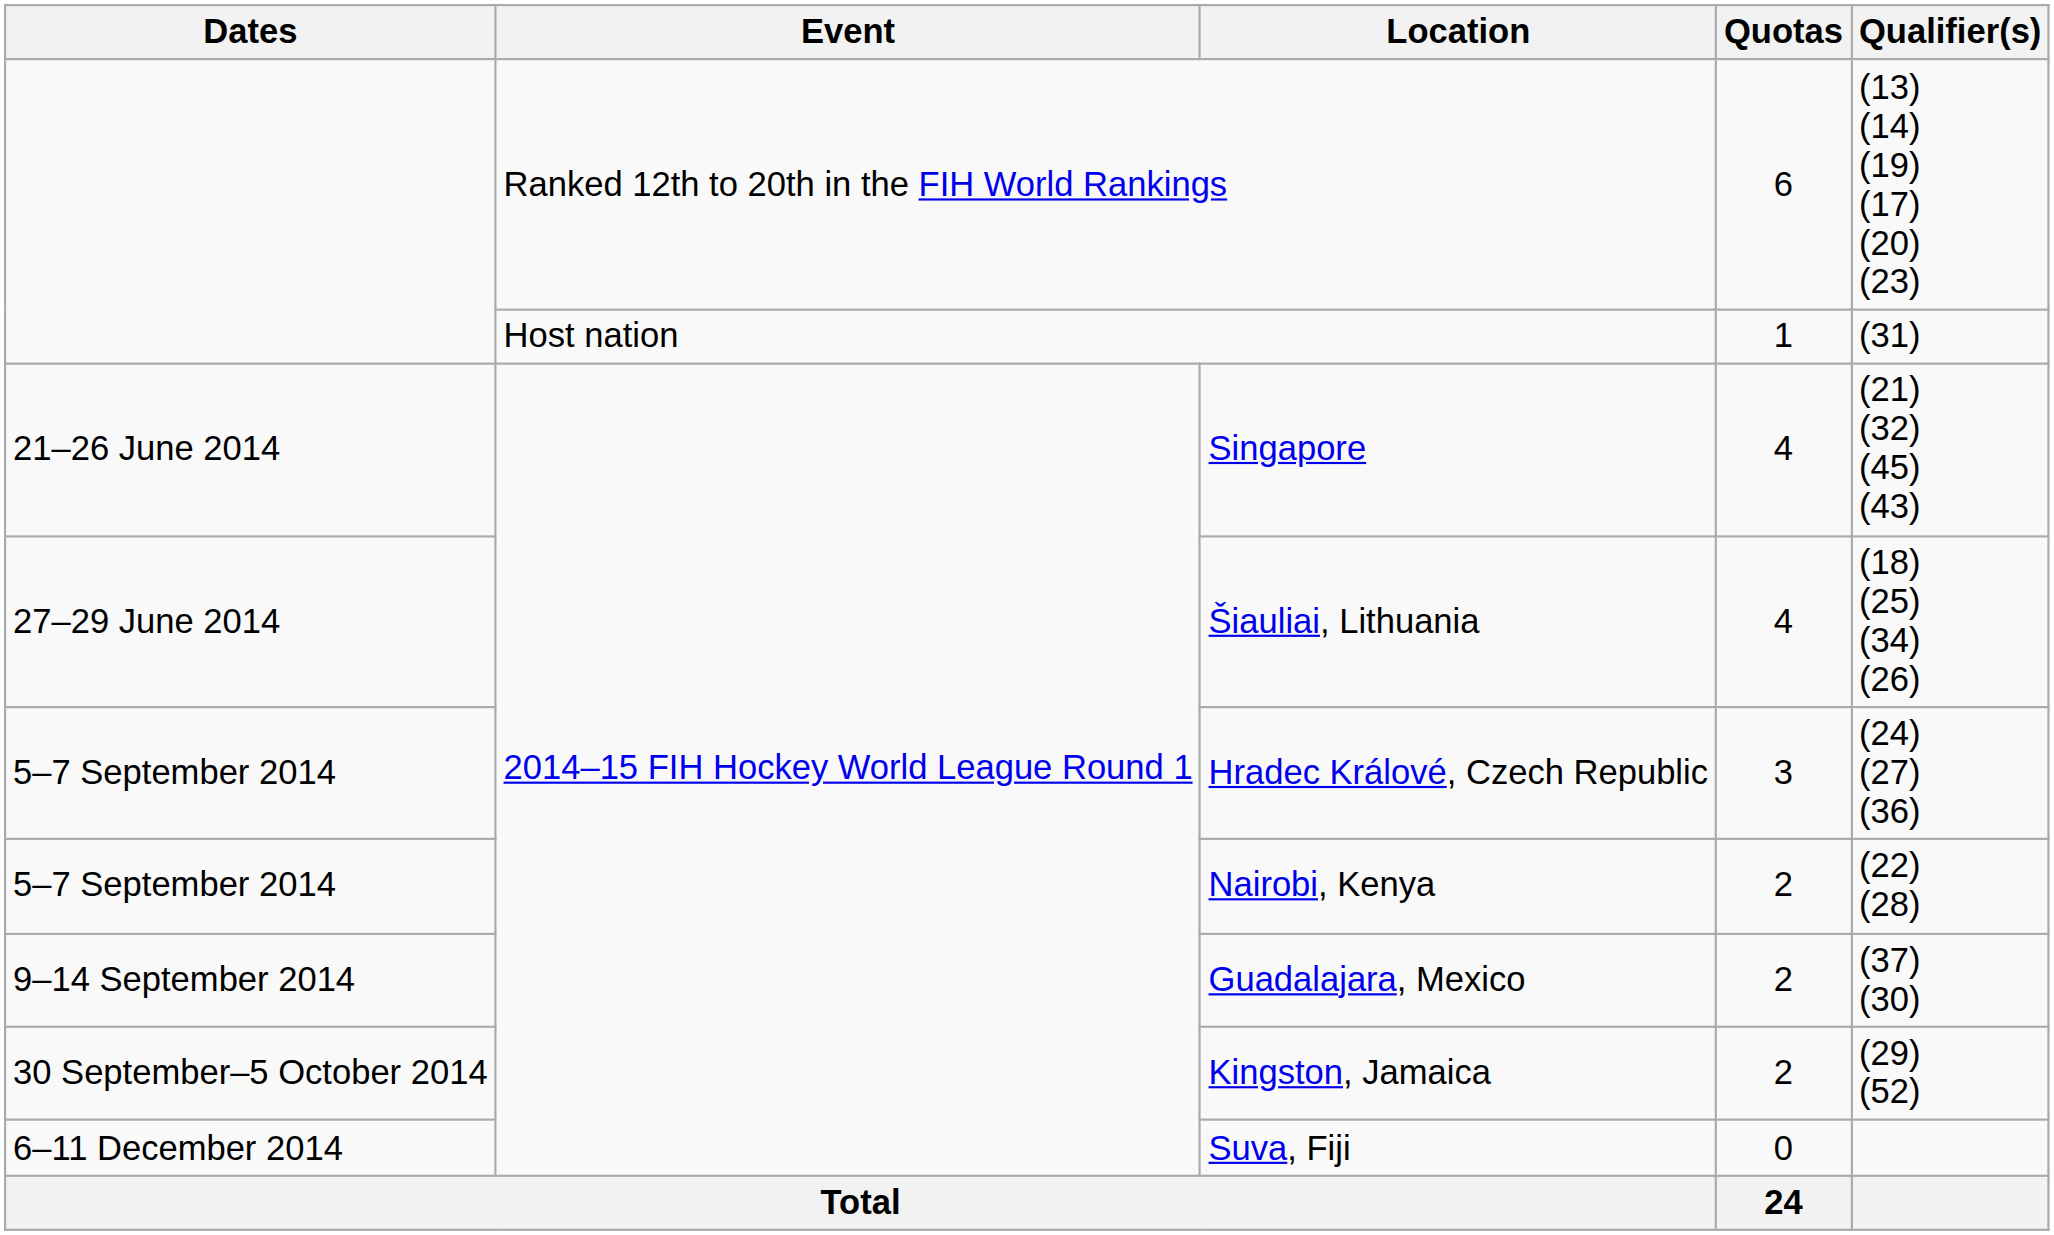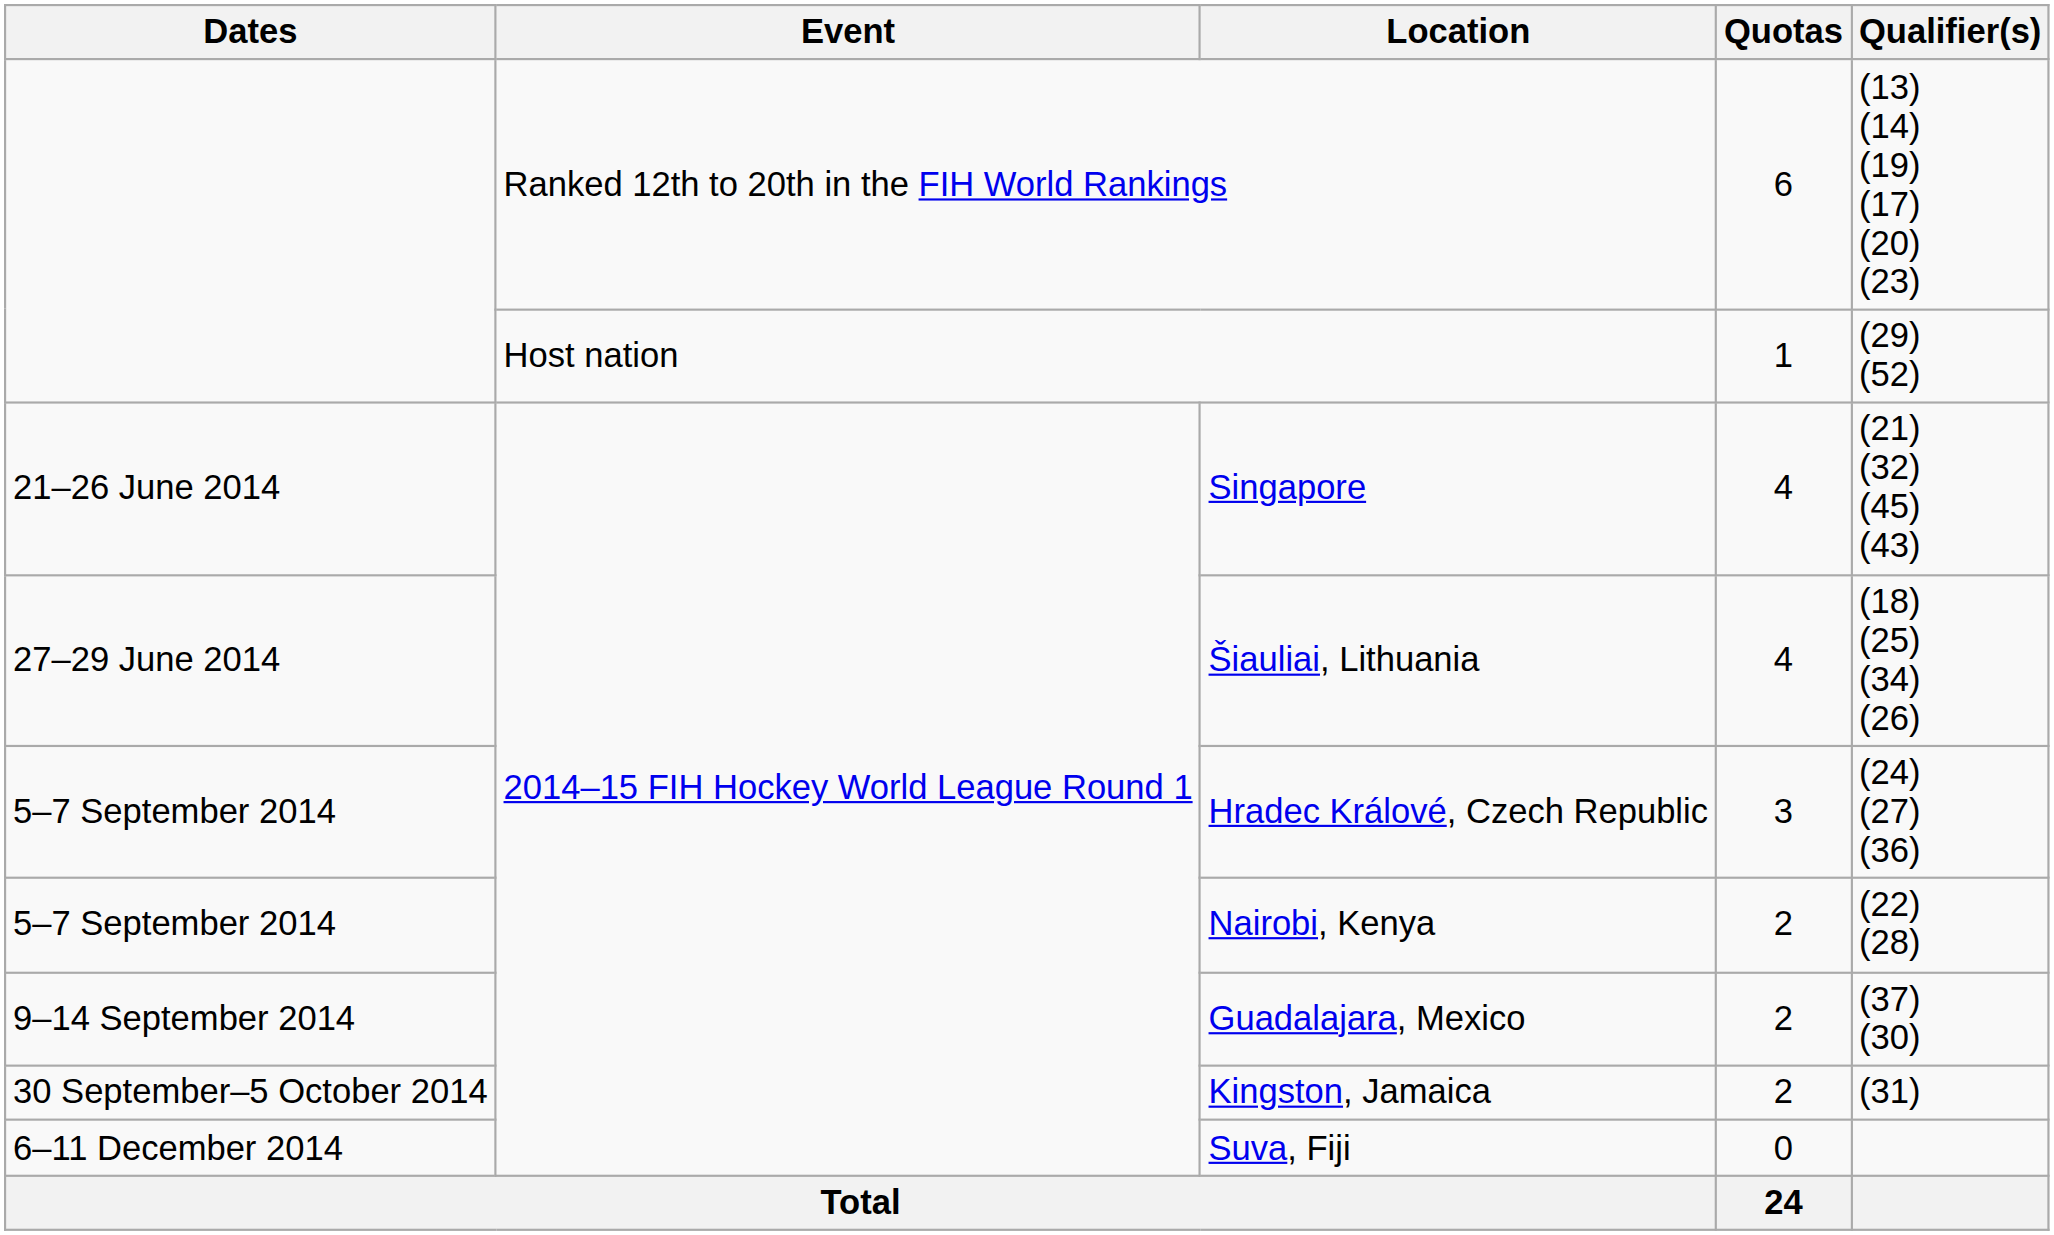(1890, 335) (31) -> (1890, 355) (29) (52)
(1890, 1073) (29) (52) -> (1890, 1092) (31)
